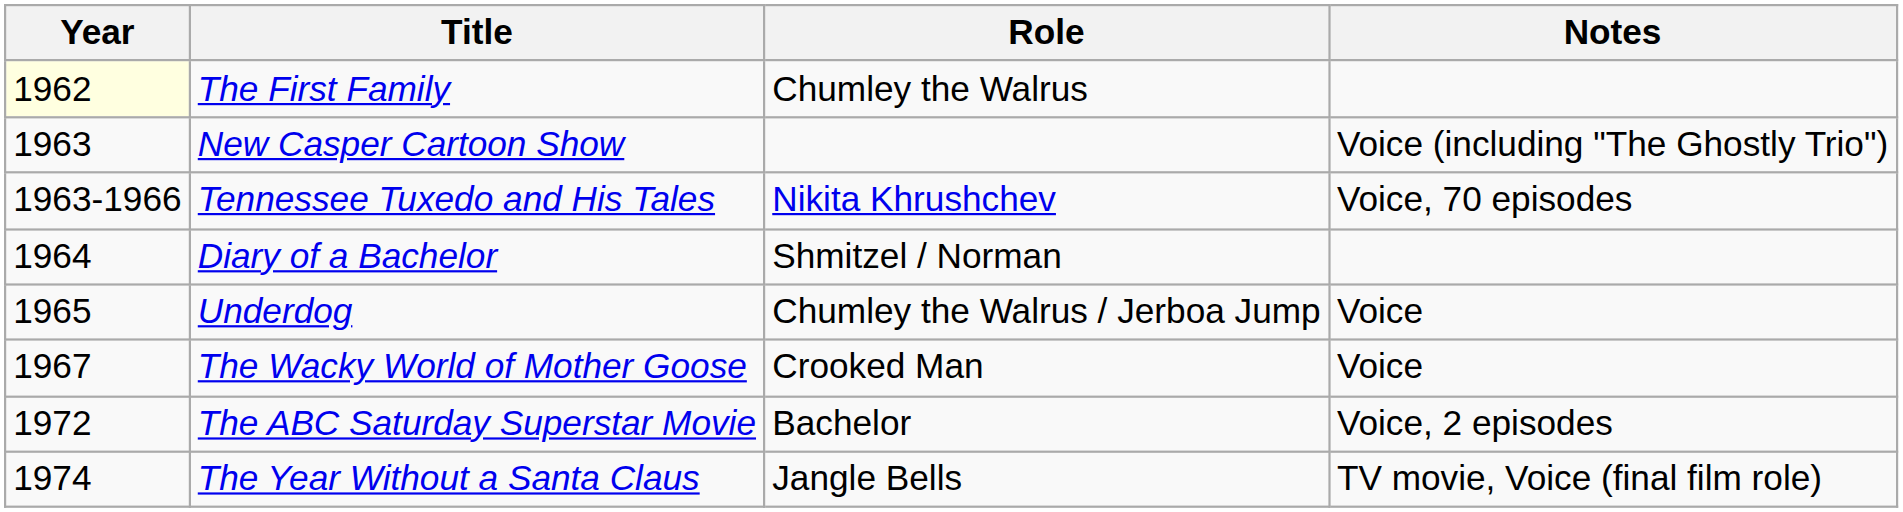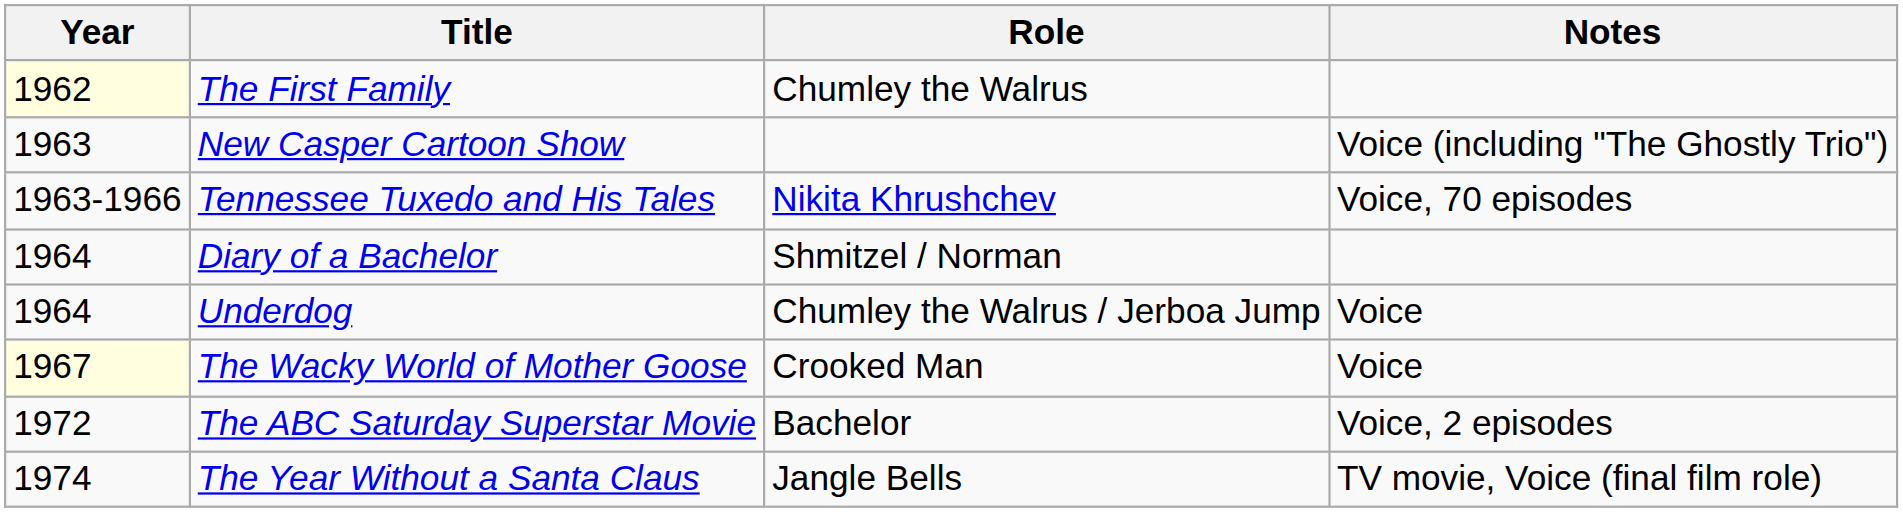(52, 311) 1965 -> (52, 311) 1964
(52, 367) no background -> (52, 367) lightyellow background
